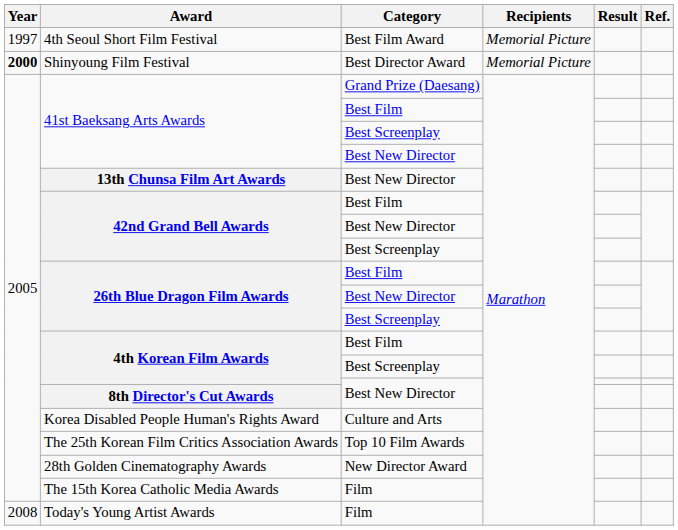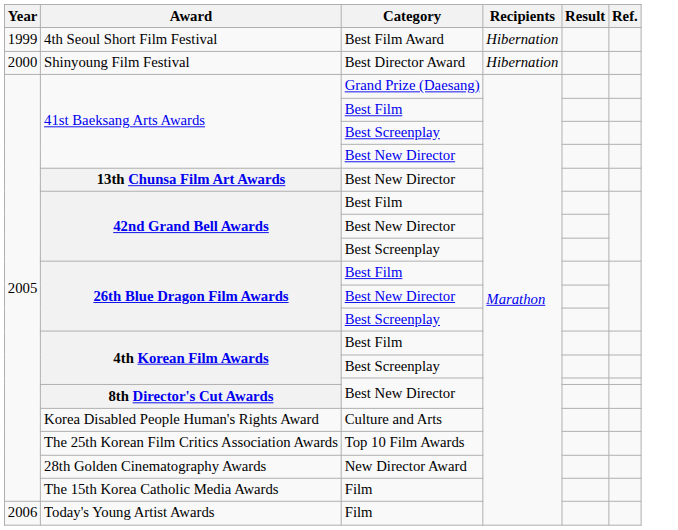(23, 39) 1997 -> (23, 39) 1999
(539, 39) Memorial Picture -> (522, 39) Hibernation
(23, 62) bold -> (23, 62) normal
(539, 62) Memorial Picture -> (522, 62) Hibernation
(23, 513) 2008 -> (23, 513) 2006
